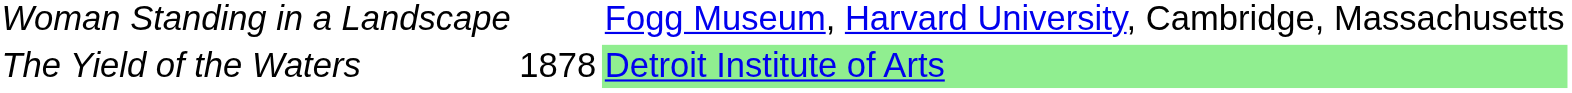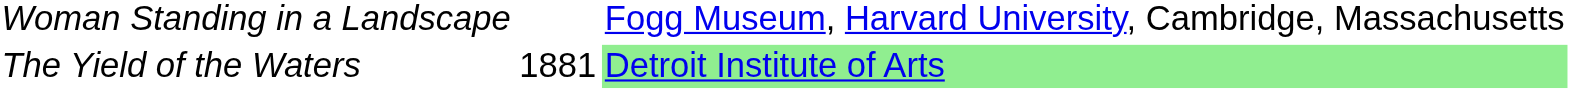(558, 65) 1878 -> (558, 65) 1881
